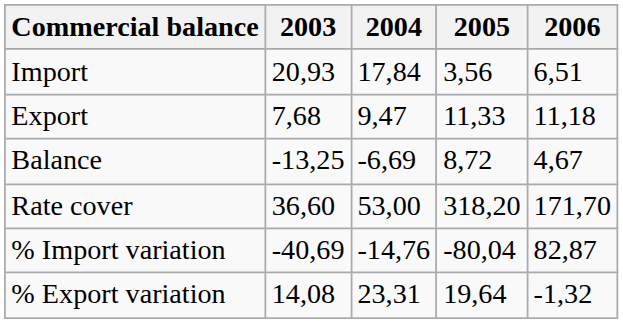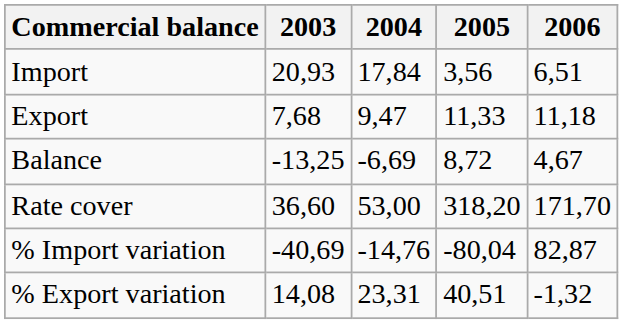(475, 294) 19,64 -> (475, 294) 40,51
